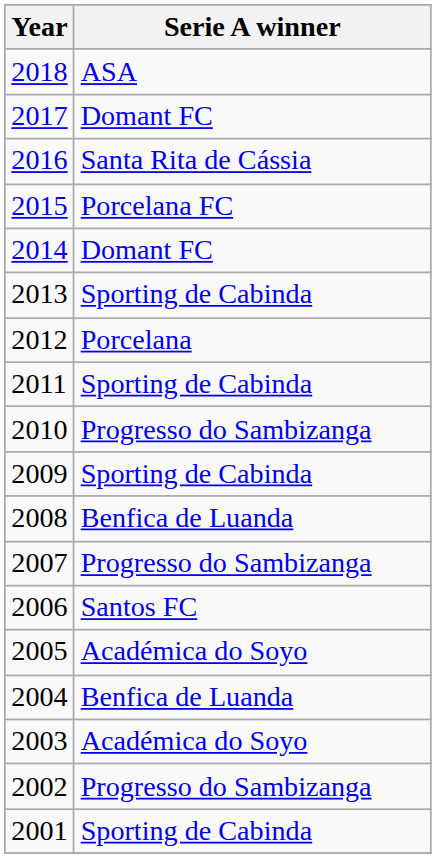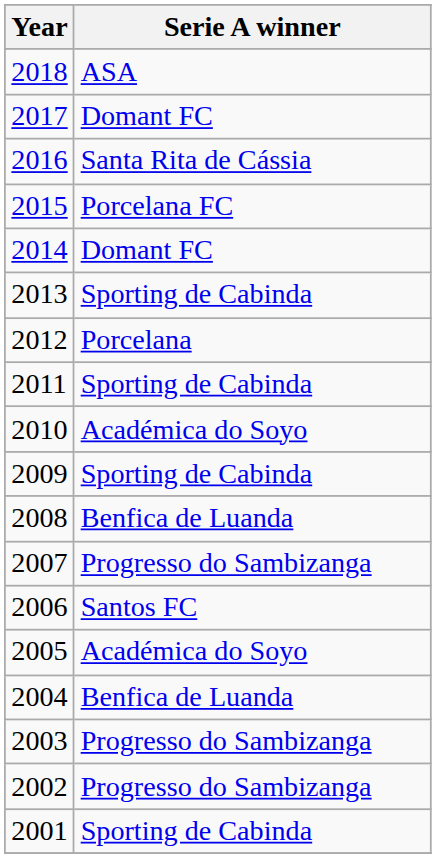(226, 428) Progresso do Sambizanga -> (194, 428) Académica do Soyo
(194, 741) Académica do Soyo -> (226, 741) Progresso do Sambizanga
